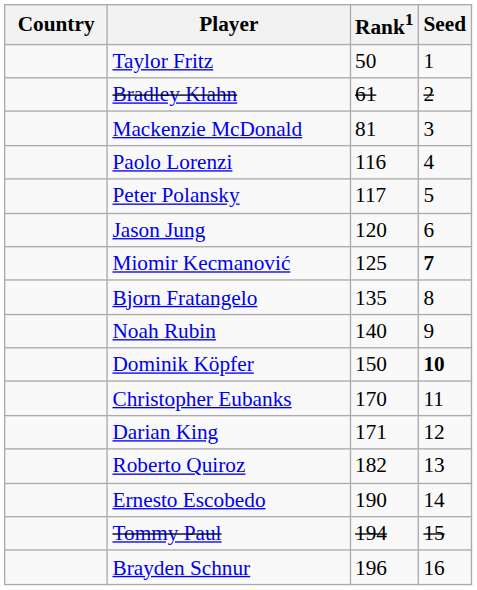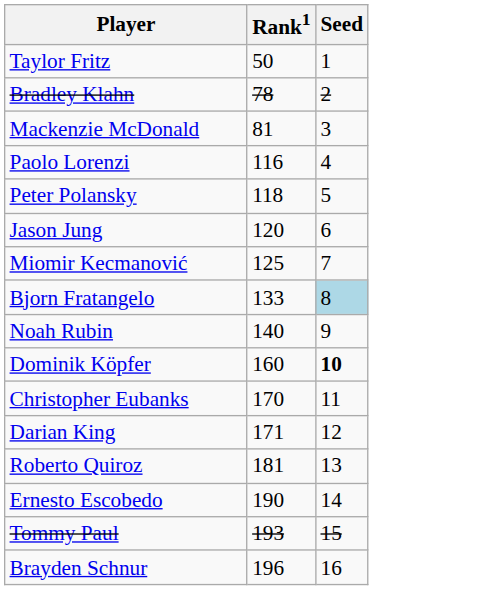- column: (56, 24)
(366, 94) 61 -> (263, 94) 78
(371, 195) 117 -> (268, 195) 118
(429, 263) bold -> (326, 263) normal
(371, 297) 135 -> (268, 297) 133
(429, 297) no background -> (326, 297) lightblue background
(371, 364) 150 -> (268, 364) 160
(371, 465) 182 -> (268, 465) 181
(371, 533) 194 -> (268, 533) 193
